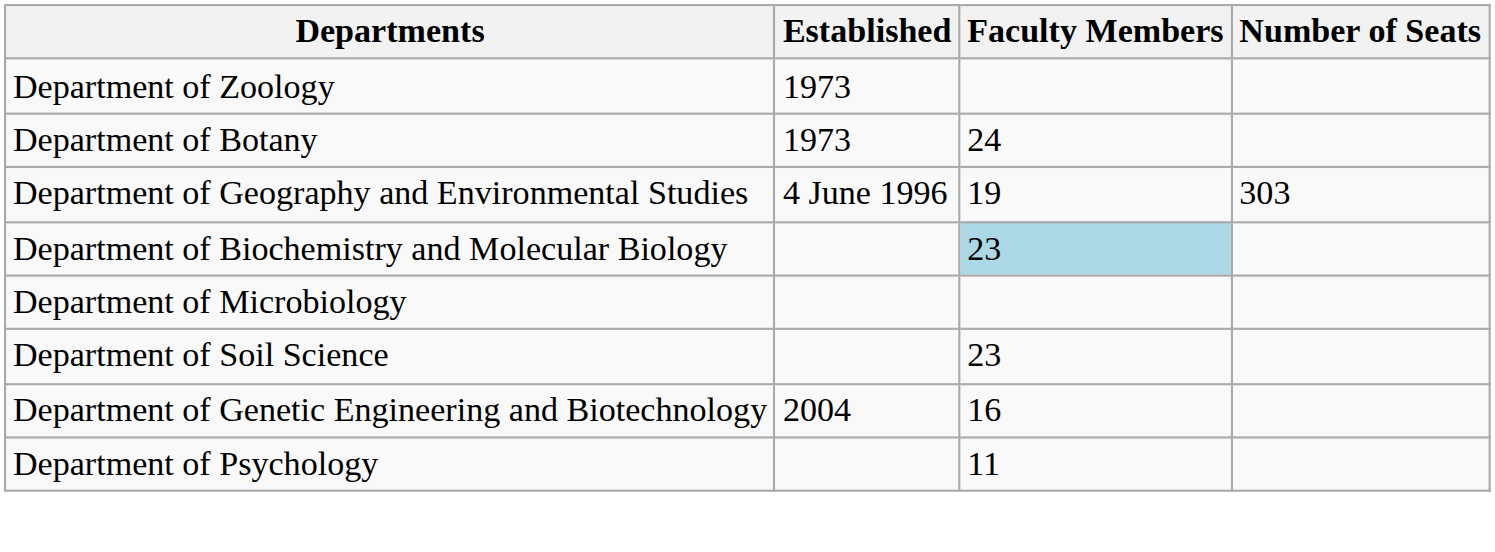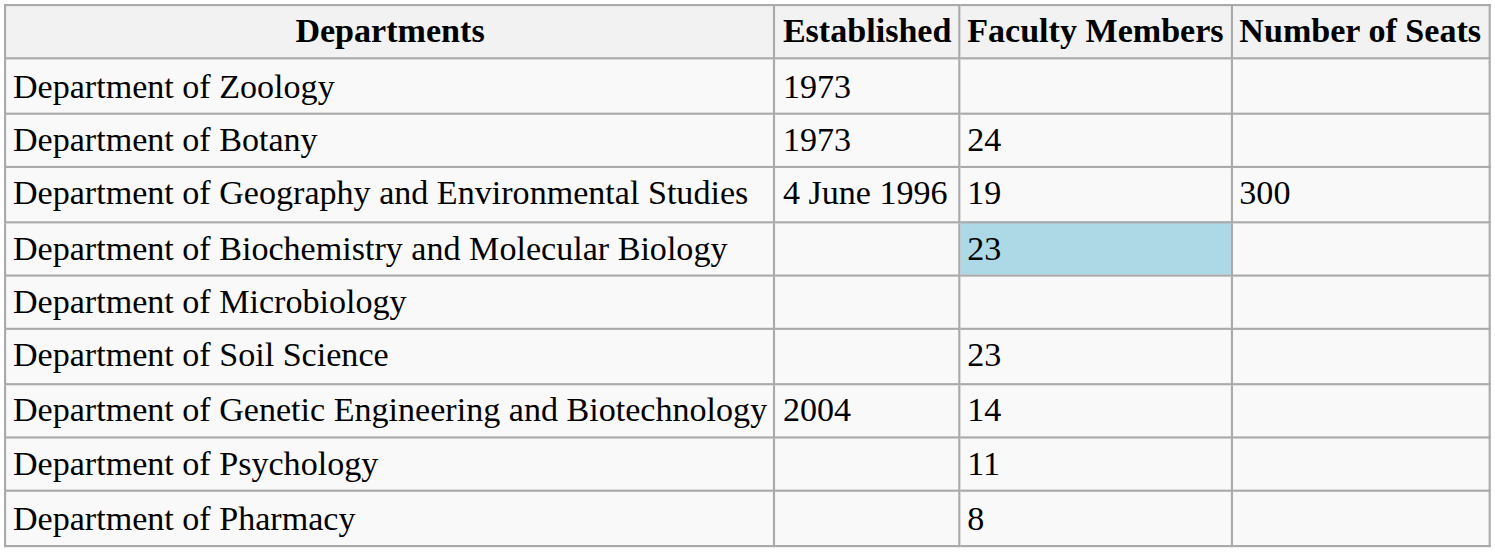(1265, 193) 303 -> (1265, 193) 300
(984, 409) 16 -> (984, 409) 14
+ row: (184, 517)
